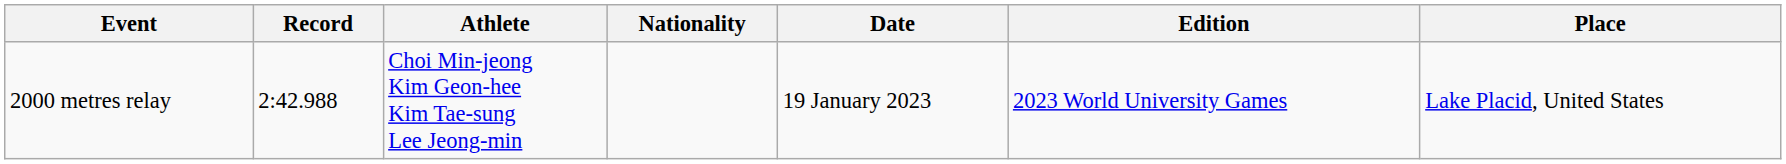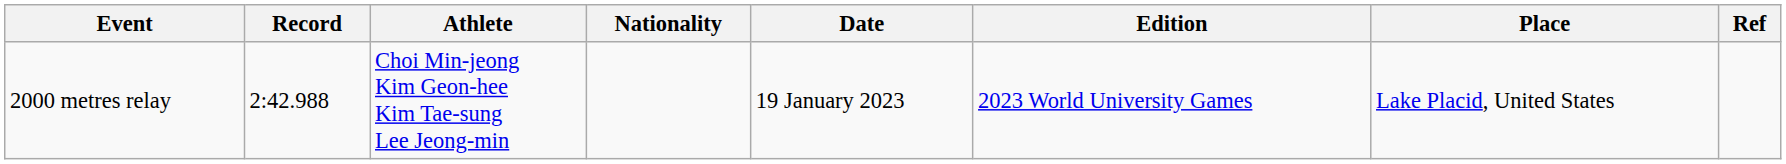+ column: (1750, 23)
